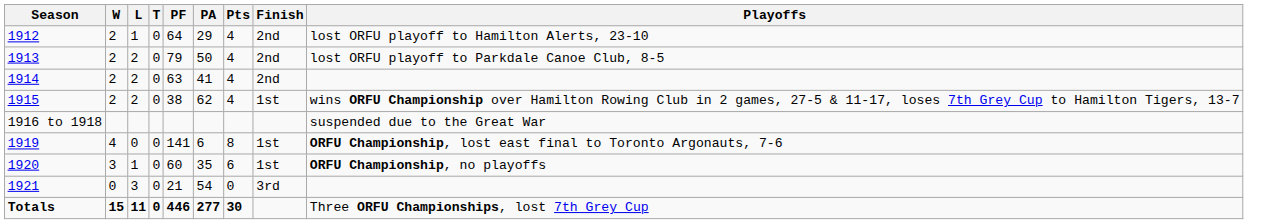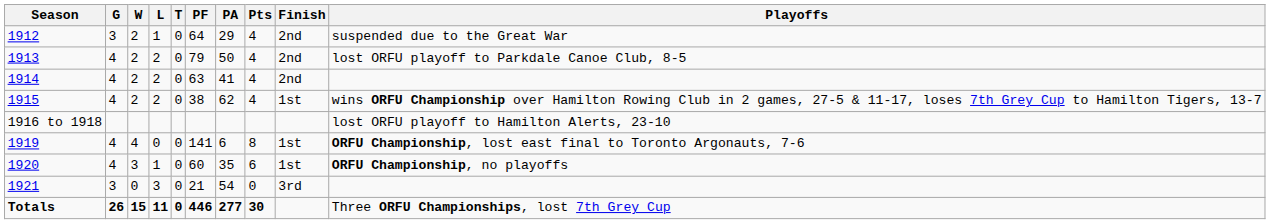+ column: (116, 15)
(479, 37) lost ORFU playoff to Hamilton Alerts, 23-10 -> (450, 37) suspended due to the Great War
(428, 122) suspended due to the Great War -> (501, 122) lost ORFU playoff to Hamilton Alerts, 23-10
